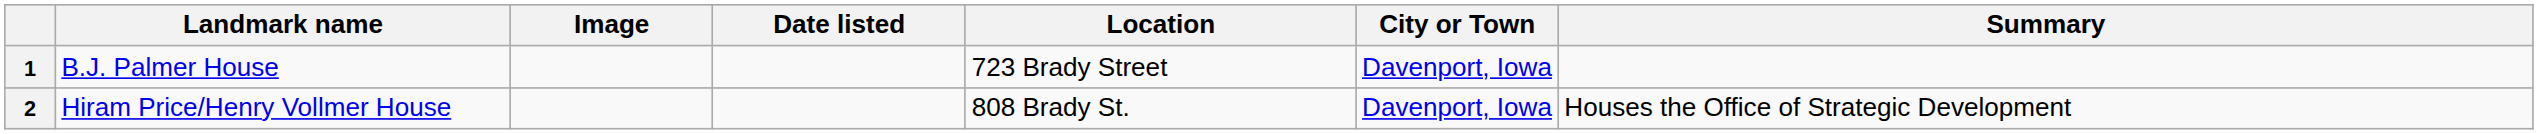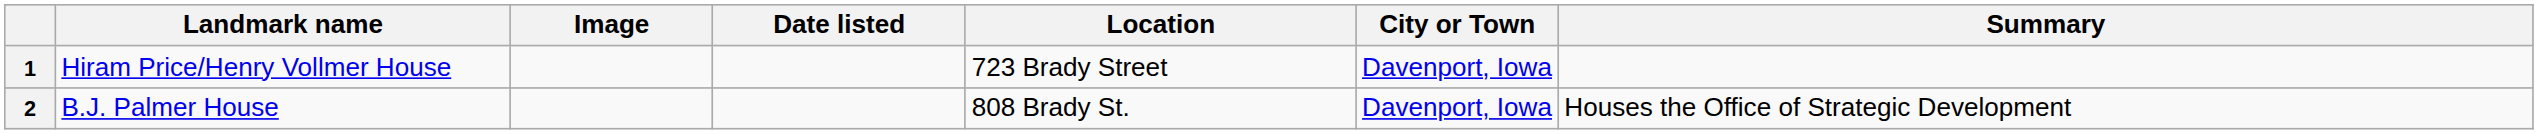(170, 66) B.J. Palmer House -> (256, 66) Hiram Price/Henry Vollmer House
(256, 107) Hiram Price/Henry Vollmer House -> (170, 107) B.J. Palmer House
